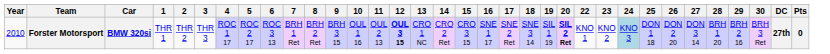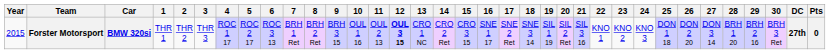+ column: (582, 10)
(15, 33) 2010 -> (15, 33) 2015
(565, 33) bold -> (565, 32) normal
(629, 33) lightblue background -> (645, 33) no background
